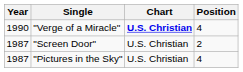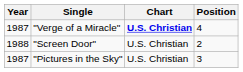(18, 28) 1990 -> (18, 28) 1987
(18, 43) 1987 -> (18, 43) 1988
(199, 59) 4 -> (199, 59) 3
